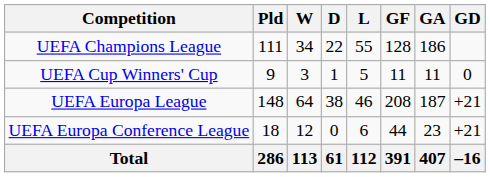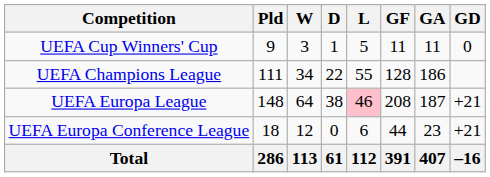rows swapped: (129, 46) <-> (129, 74)
(364, 102) no background -> (364, 102) pink background
